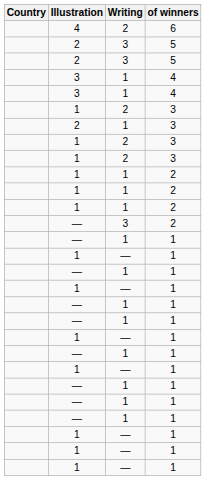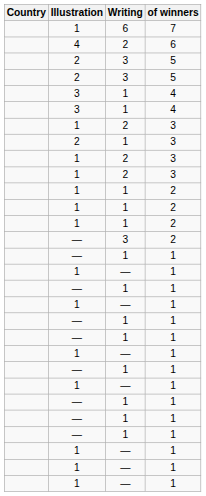+ row: (77, 28)
